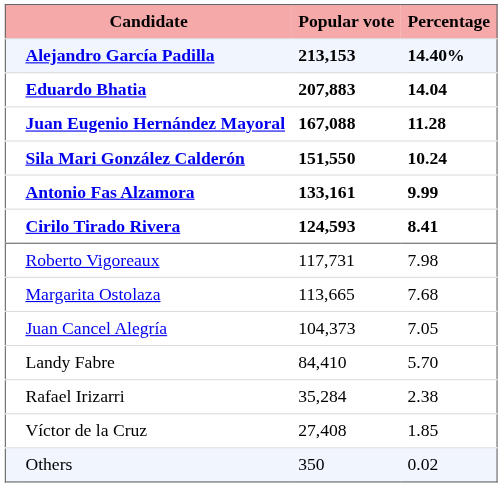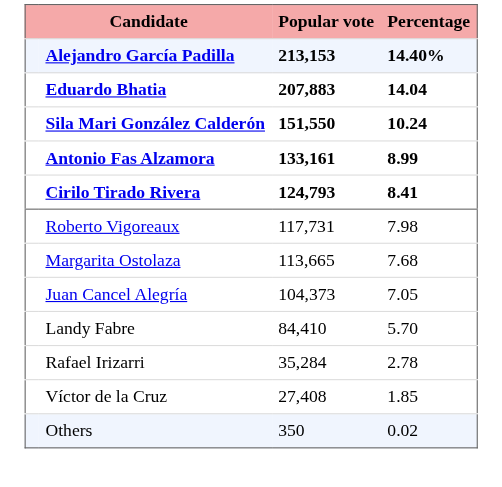- row: (155, 123)
(423, 192) 9.99 -> (403, 157) 8.99
(327, 226) 124,593 -> (307, 192) 124,793
(423, 396) 2.38 -> (403, 362) 2.78
